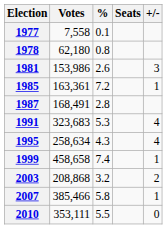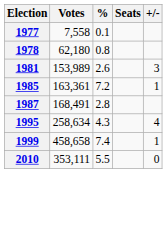(71, 68) 153,986 -> (71, 68) 153,989
- row: (27, 123)
- row: (27, 178)
- row: (27, 196)
